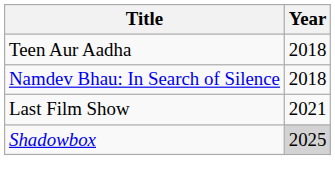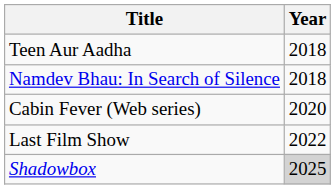+ row: (105, 109)
(308, 109) 2021 -> (308, 139) 2022
